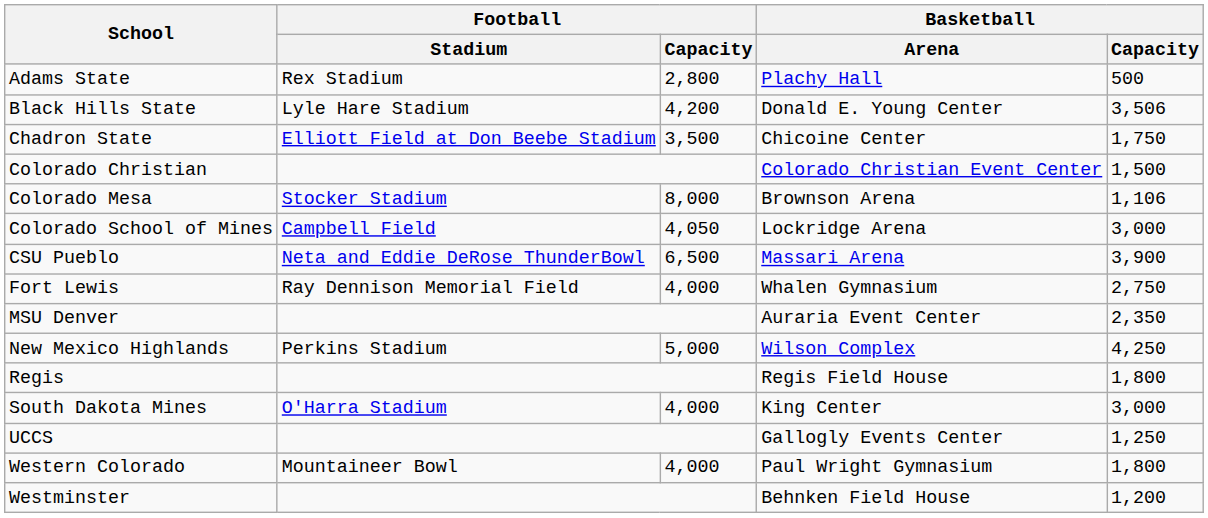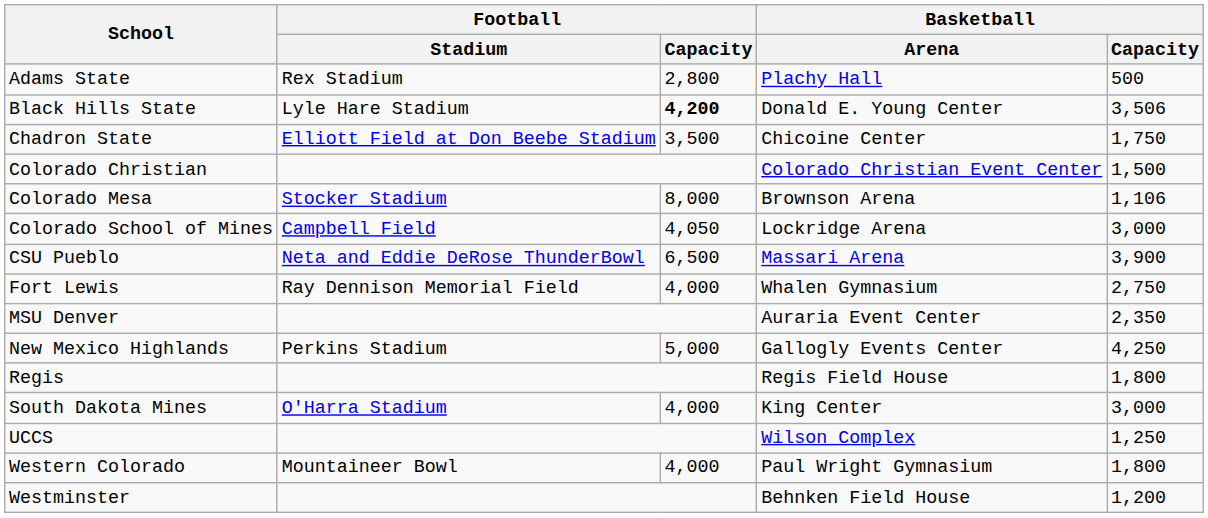(692, 109) normal -> (692, 109) bold
(838, 348) Wilson Complex -> (882, 348) Gallogly Events Center
(882, 438) Gallogly Events Center -> (838, 438) Wilson Complex
